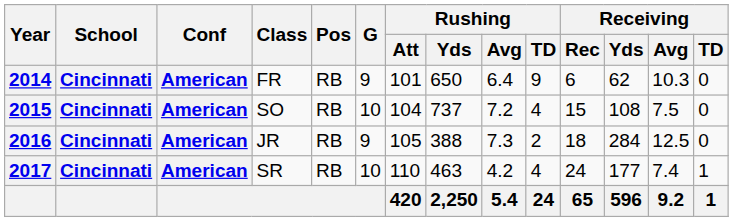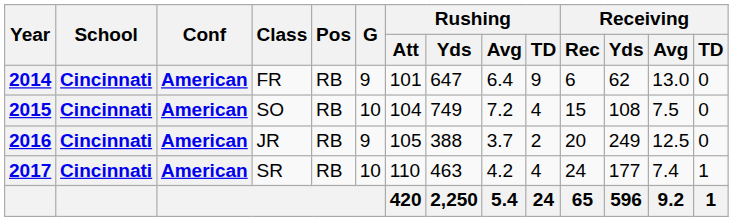(446, 79) 650 -> (446, 79) 647
(671, 79) 10.3 -> (671, 79) 13.0
(446, 110) 737 -> (446, 110) 749
(500, 140) 7.3 -> (500, 140) 3.7
(576, 140) 18 -> (576, 140) 20
(625, 140) 284 -> (625, 140) 249
